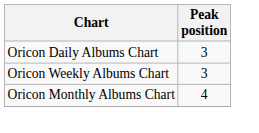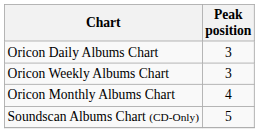+ row: (103, 116)
